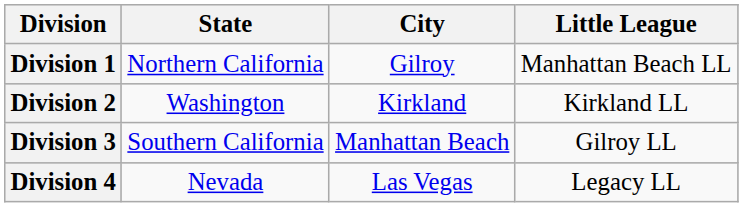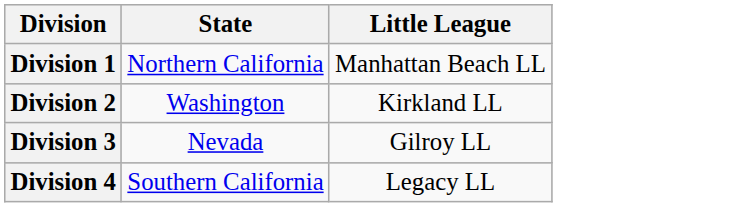- column: (422, 24)
(225, 142) Southern California -> (225, 142) Nevada
(225, 181) Nevada -> (225, 181) Southern California
